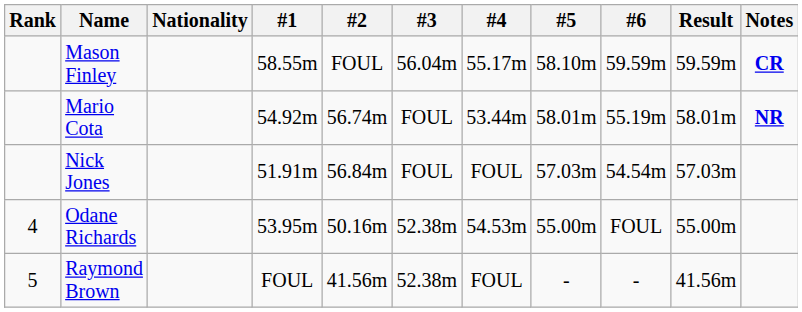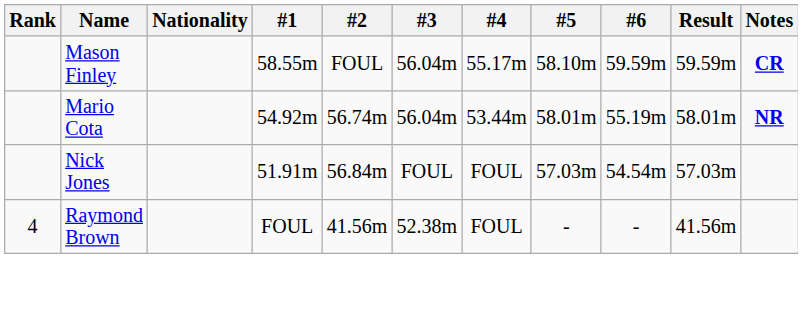(427, 117) FOUL -> (427, 117) 56.04m
- row: (101, 225)
(33, 280) 5 -> (33, 225) 4
